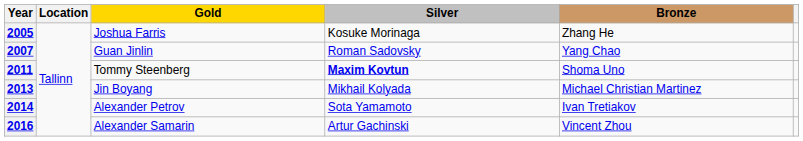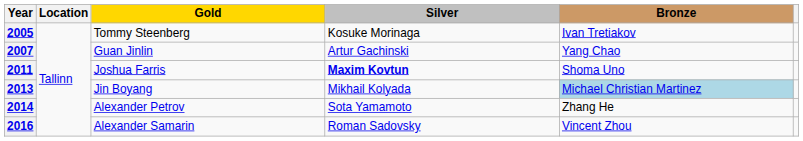(130, 32) Joshua Farris -> (142, 32) Tommy Steenberg
(588, 32) Zhang He -> (599, 32) Ivan Tretiakov
(374, 51) Roman Sadovsky -> (368, 51) Artur Gachinski
(142, 70) Tommy Steenberg -> (130, 70) Joshua Farris
(632, 88) no background -> (632, 88) lightblue background
(599, 107) Ivan Tretiakov -> (588, 107) Zhang He
(368, 126) Artur Gachinski -> (374, 126) Roman Sadovsky
